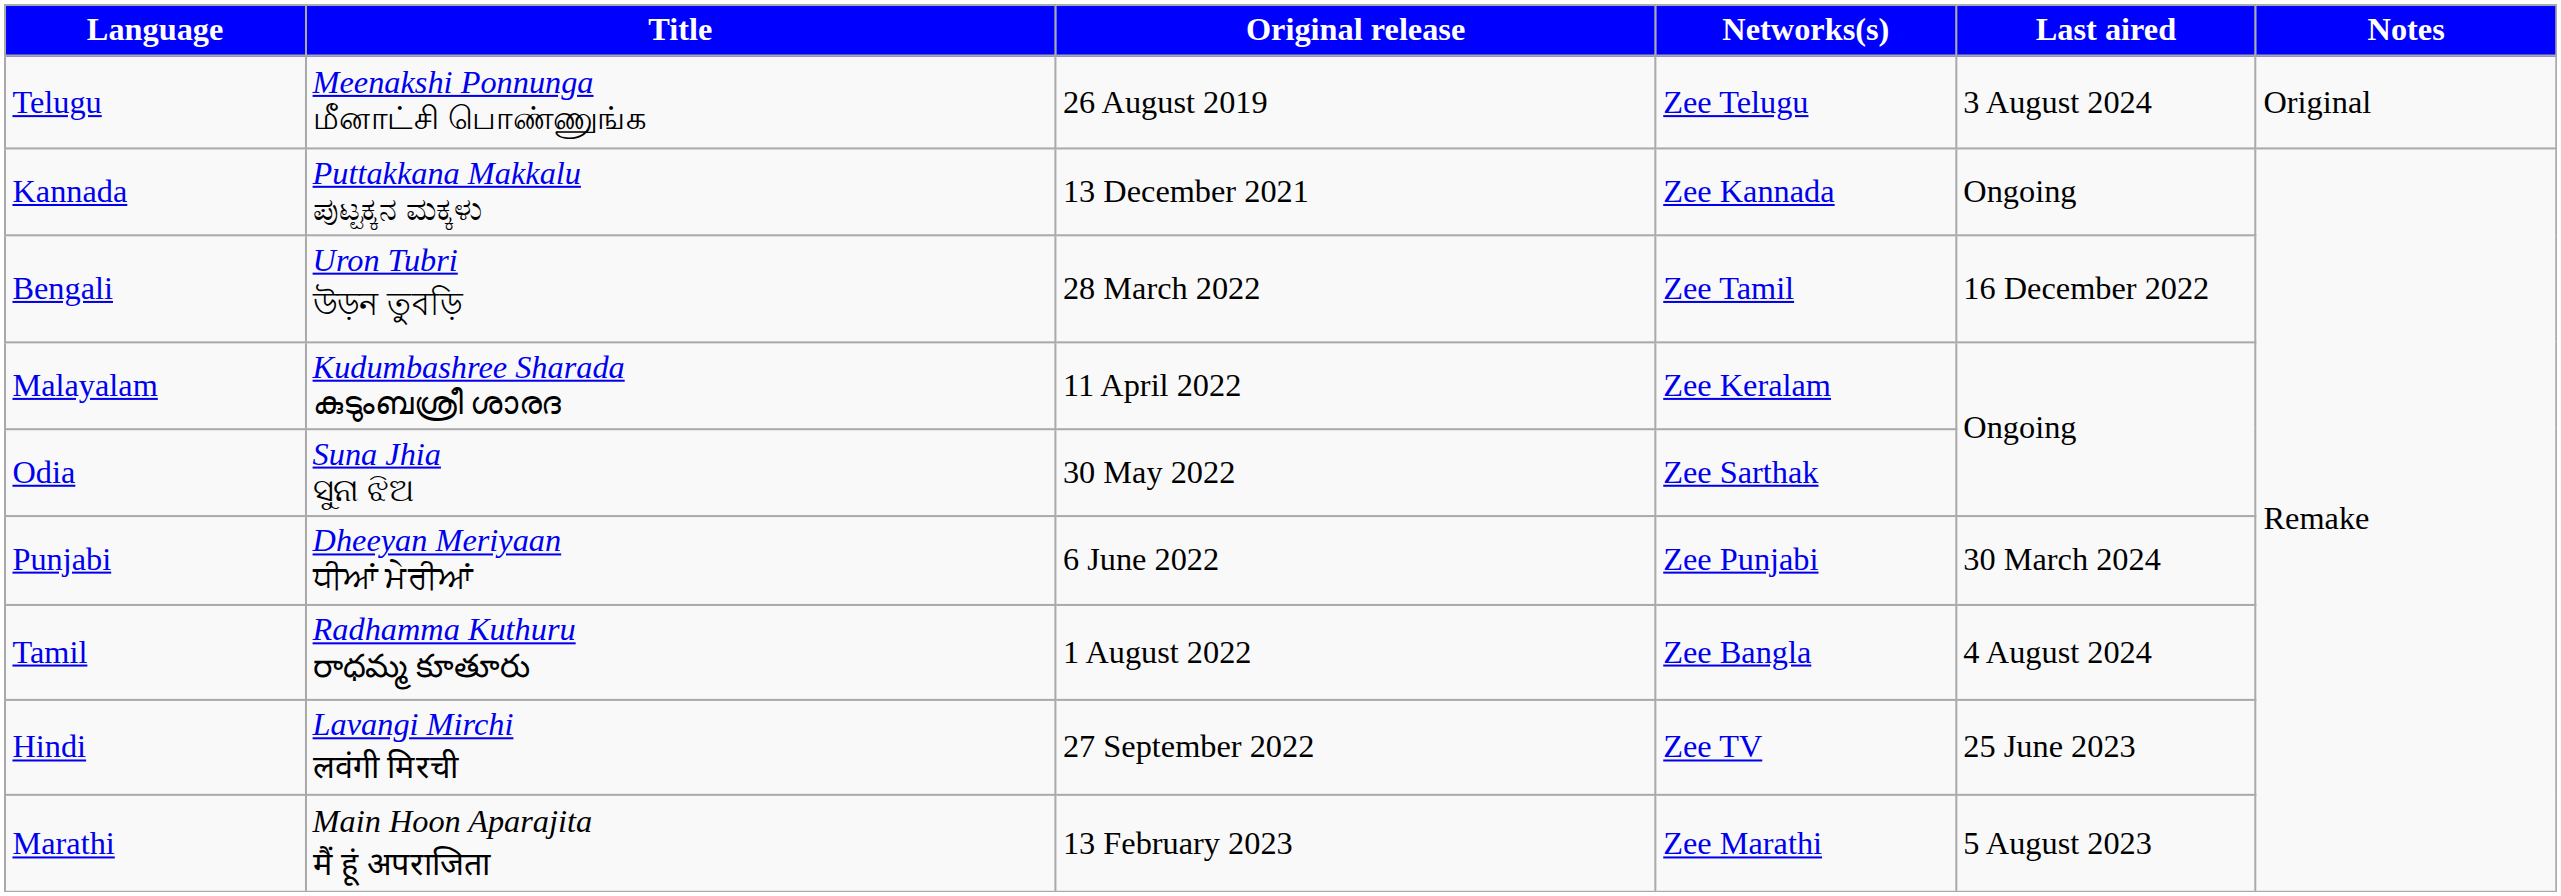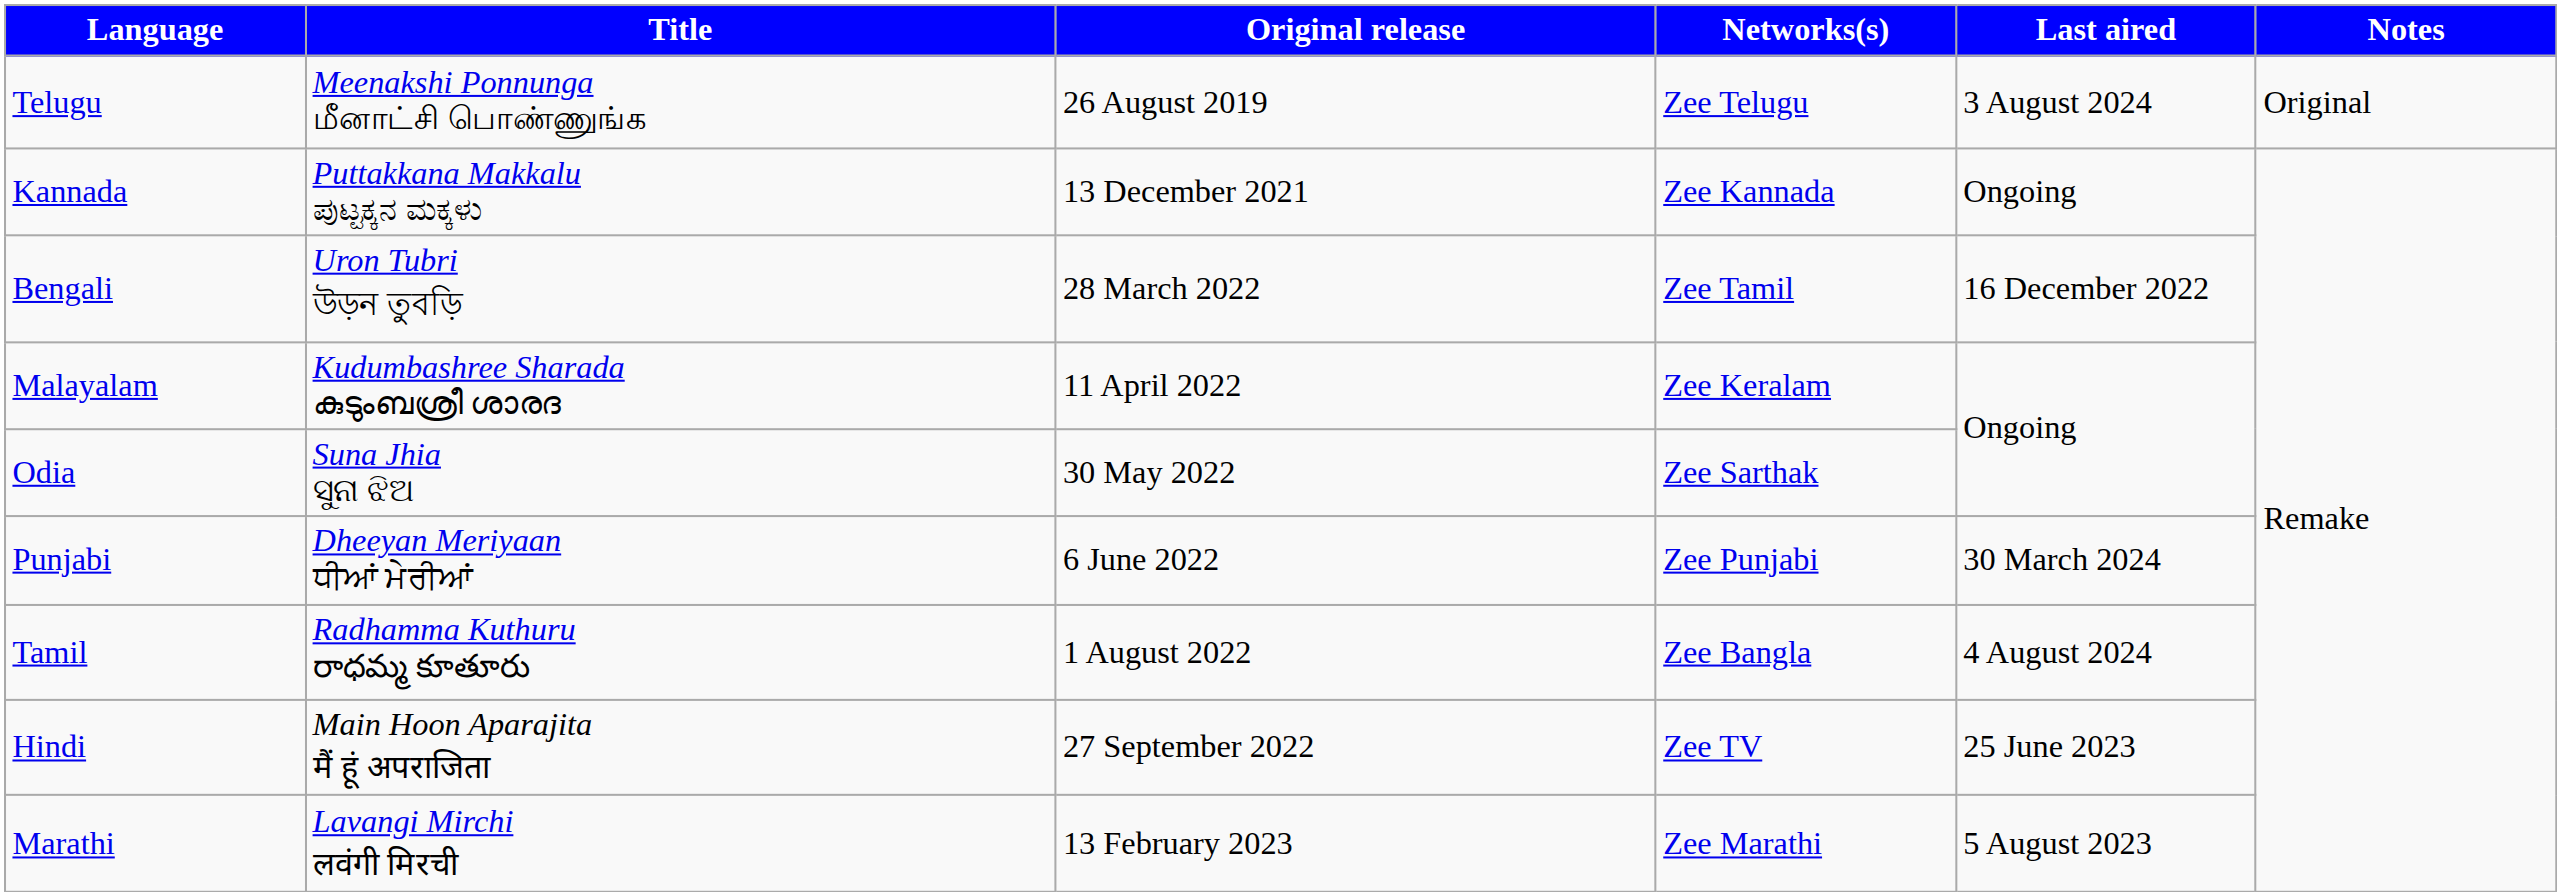(413, 746) Lavangi Mirchi लवंगी मिरची -> (452, 746) Main Hoon Aparajita मैं हूं अपराजिता
(452, 841) Main Hoon Aparajita मैं हूं अपराजिता -> (413, 841) Lavangi Mirchi लवंगी मिरची
